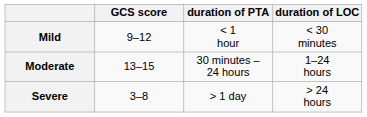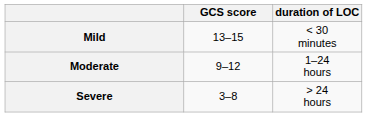- column: (228, 13)
(139, 37) 9–12 -> (228, 37) 13–15
(139, 66) 13–15 -> (228, 66) 9–12
